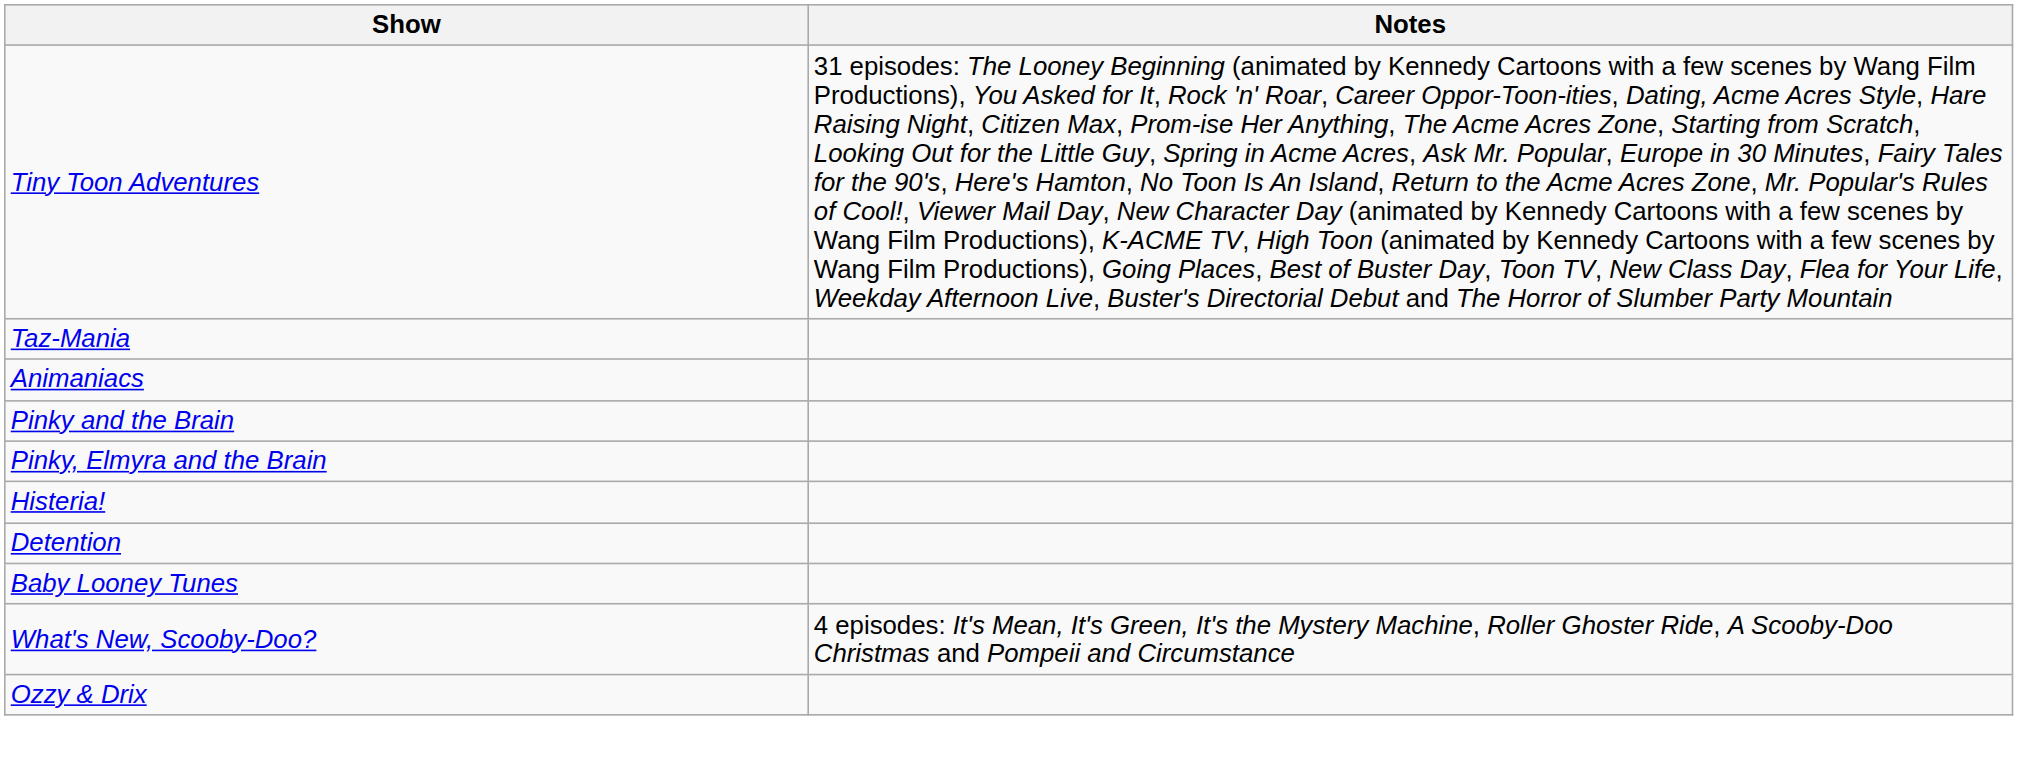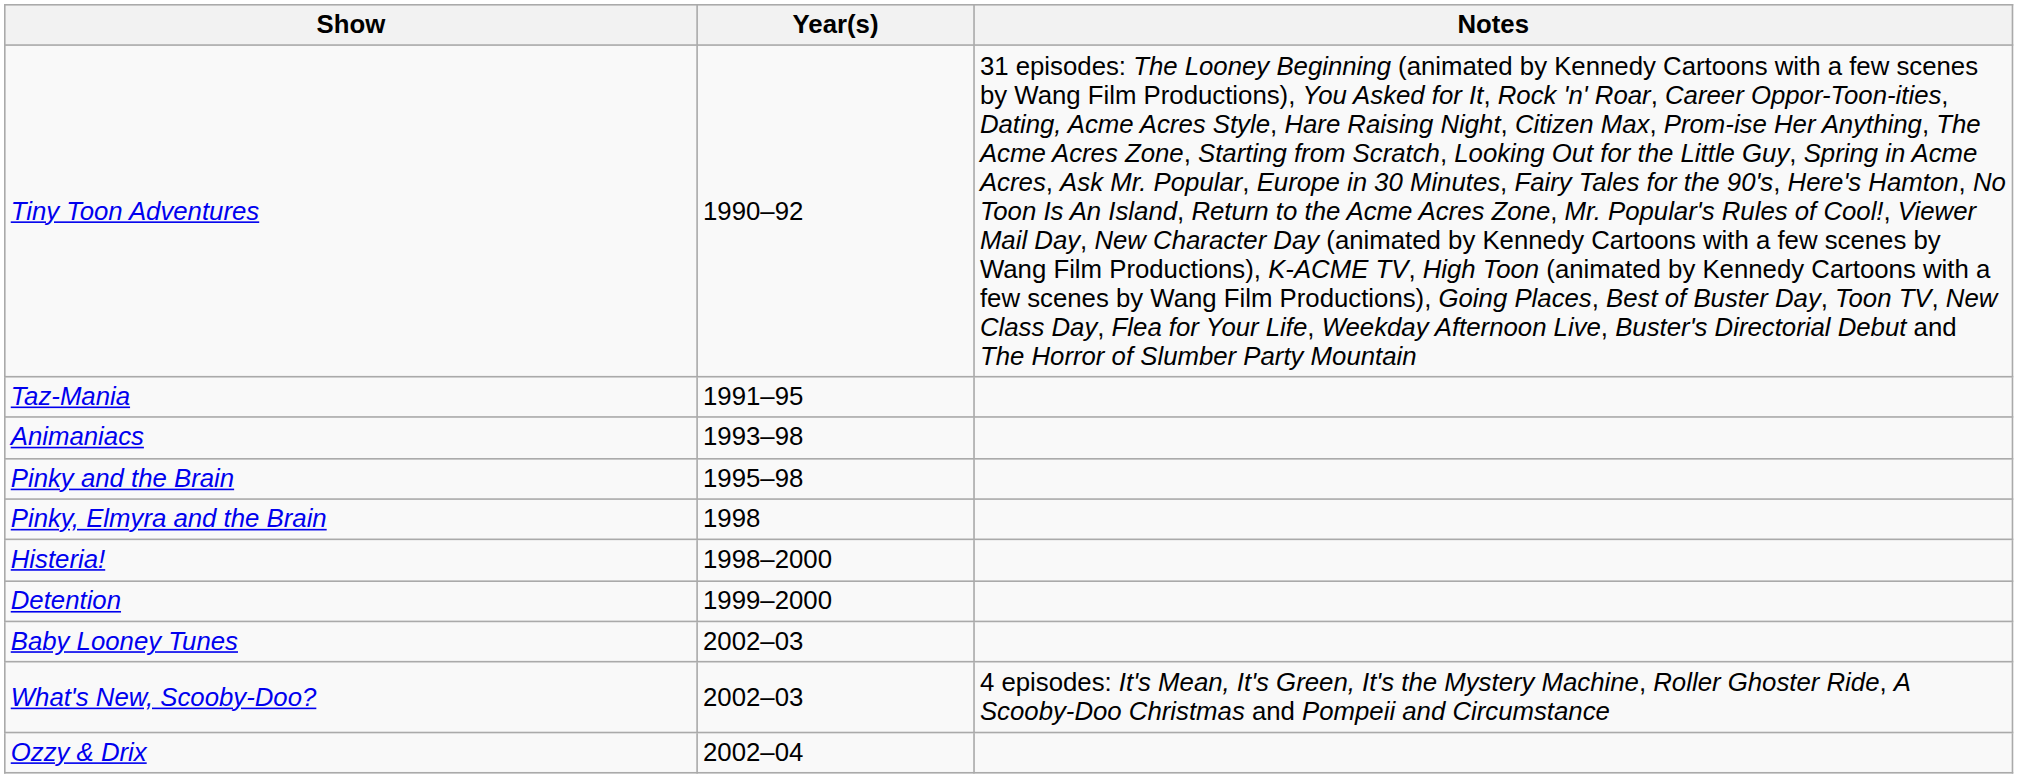+ column: (836, 24)
